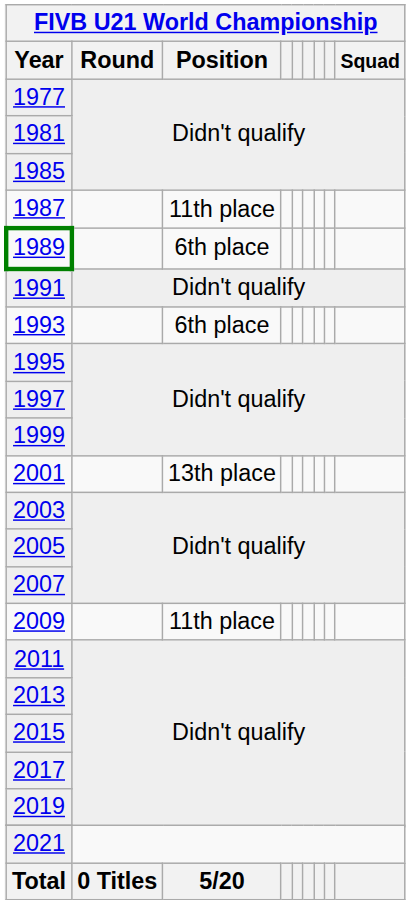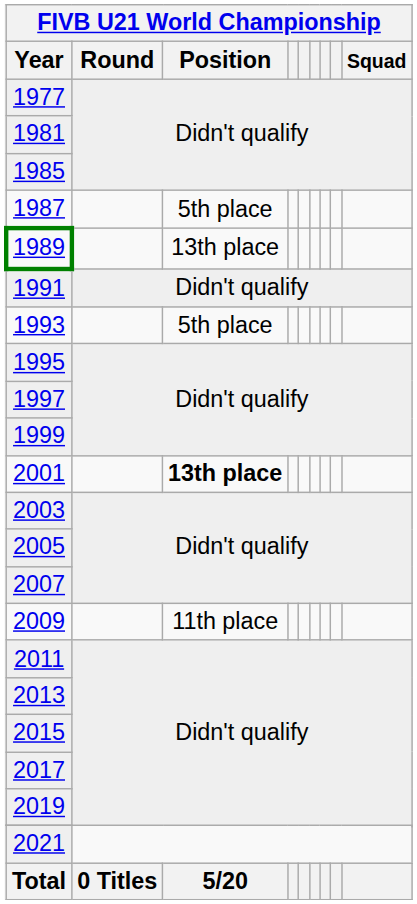(222, 208) 11th place -> (225, 208) 5th place
(222, 248) 6th place -> (225, 248) 13th place
(222, 325) 6th place -> (225, 325) 5th place
(222, 473) normal -> (225, 473) bold
